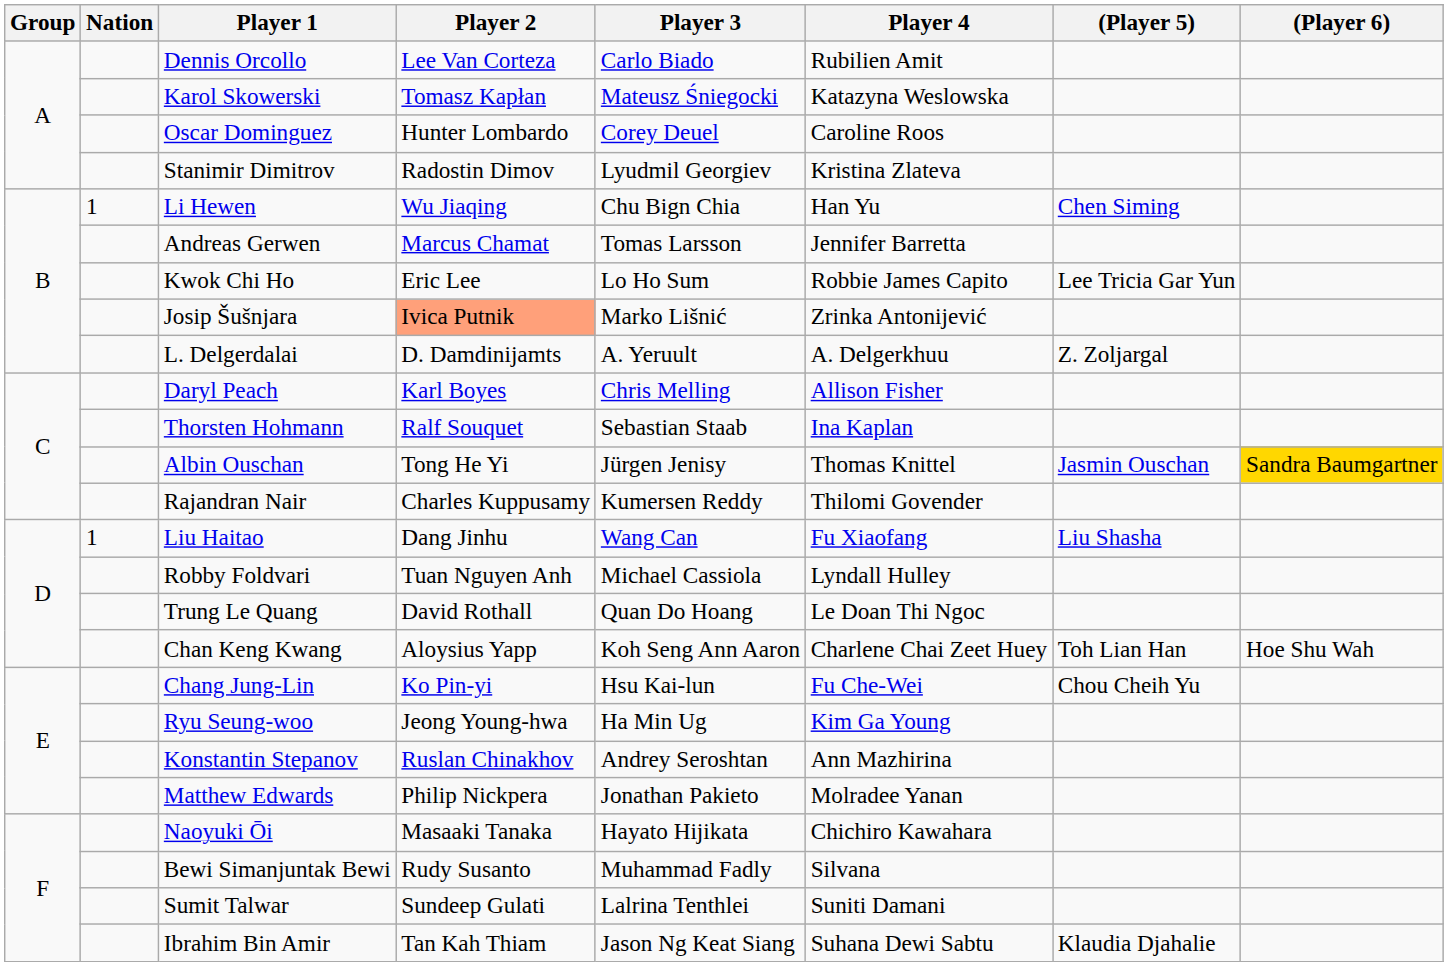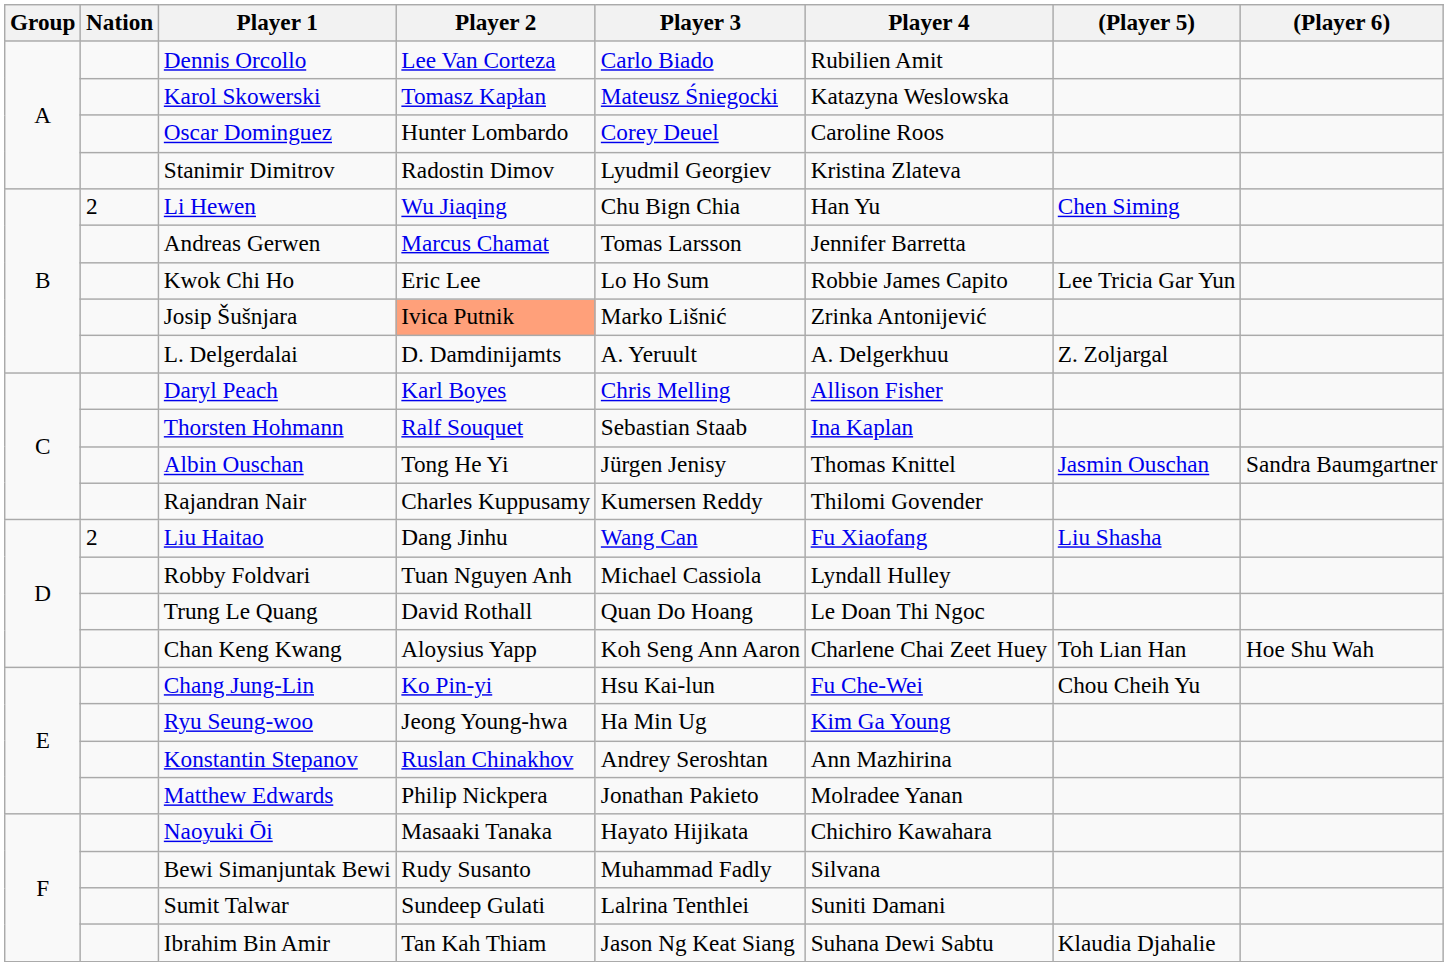(92, 206) 1 -> (92, 206) 2
(1342, 464) gold background -> (1342, 464) no background
(92, 538) 1 -> (92, 538) 2
